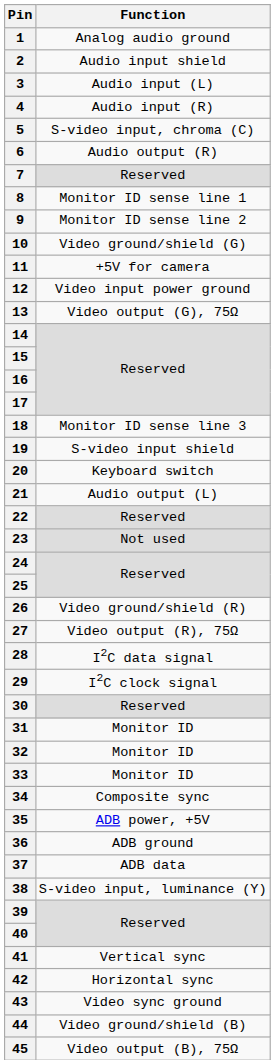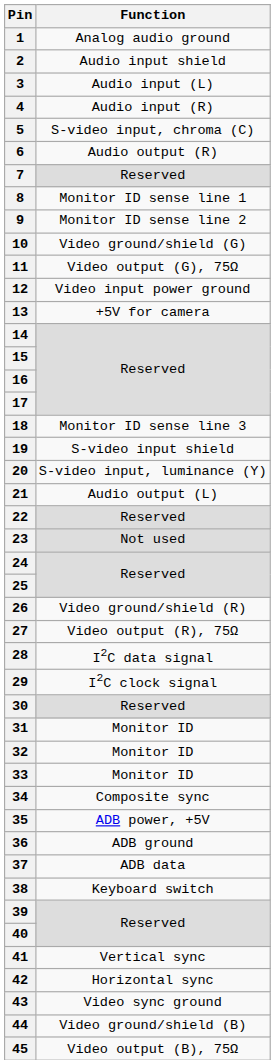(153, 266) +5V for camera -> (153, 266) Video output (G), 75Ω
(153, 312) Video output (G), 75Ω -> (153, 312) +5V for camera
(153, 472) Keyboard switch -> (153, 472) S-video input, luminance (Y)
(153, 889) S-video input, luminance (Y) -> (153, 889) Keyboard switch
